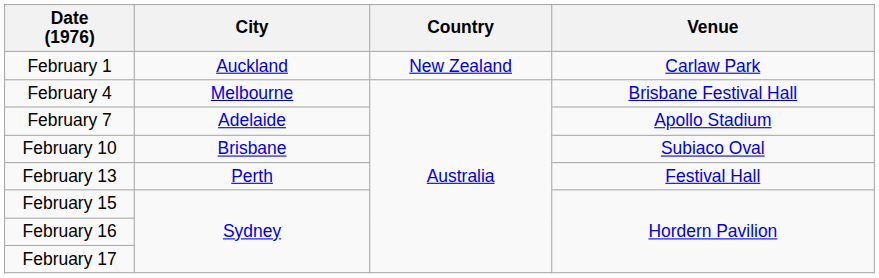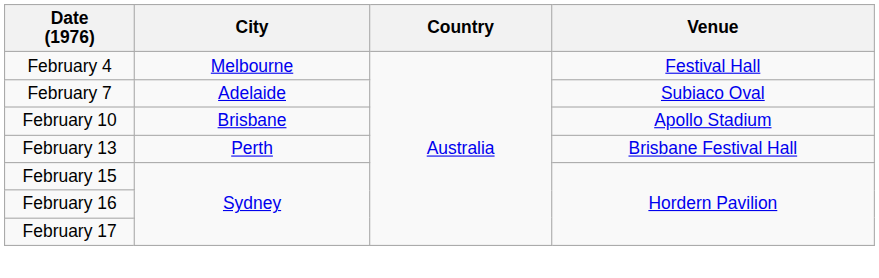- row: (70, 65)
(713, 93) Brisbane Festival Hall -> (713, 65) Festival Hall
(713, 120) Apollo Stadium -> (713, 93) Subiaco Oval
(713, 148) Subiaco Oval -> (713, 120) Apollo Stadium
(713, 176) Festival Hall -> (713, 148) Brisbane Festival Hall
